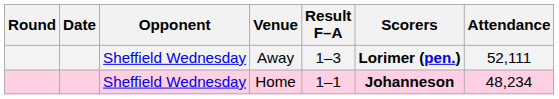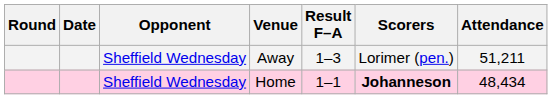(410, 57) bold -> (406, 57) normal
(509, 57) 52,111 -> (502, 57) 51,211
(509, 81) 48,234 -> (502, 81) 48,434
